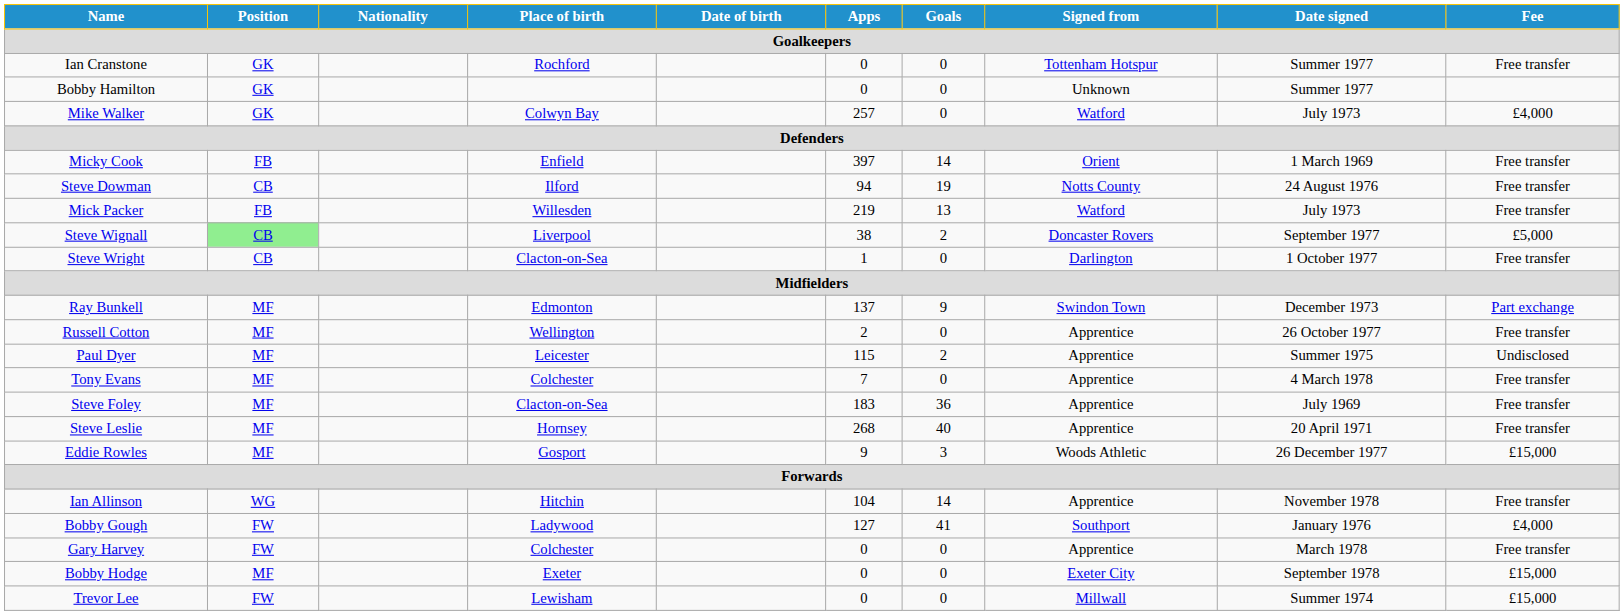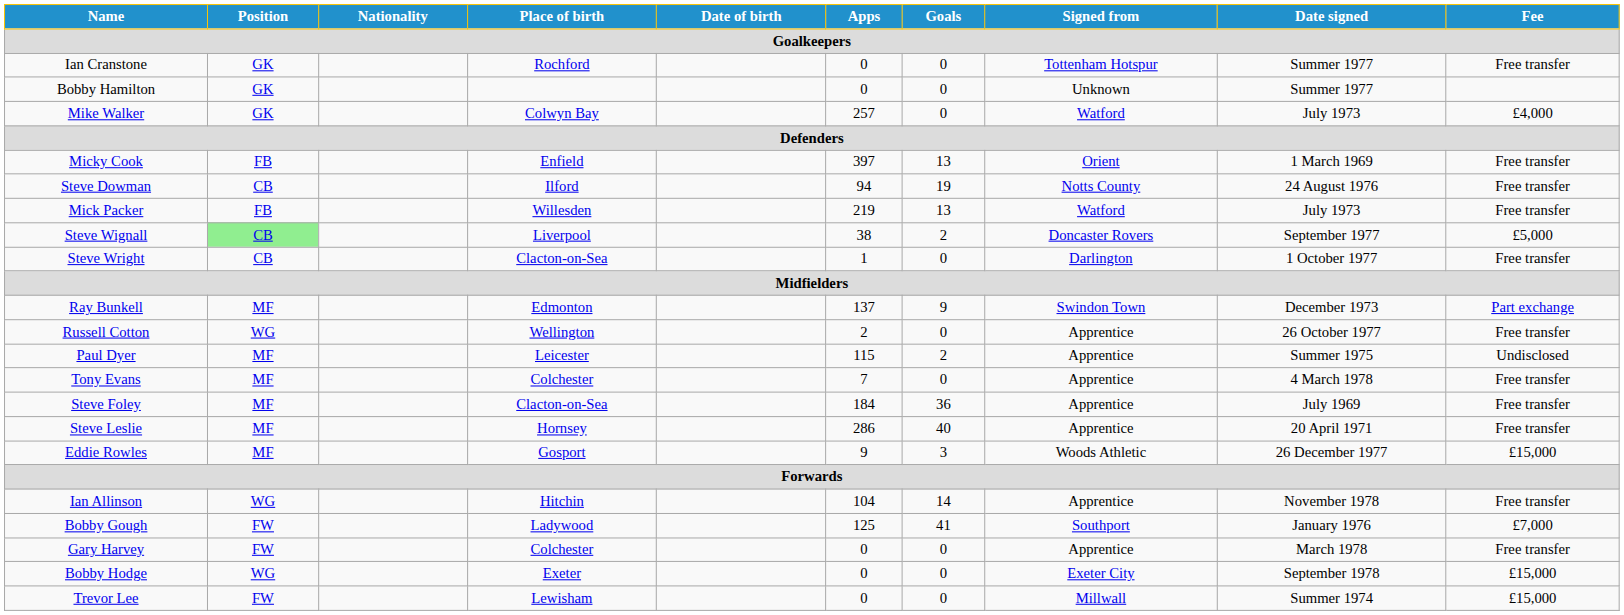(943, 162) 14 -> (943, 162) 13
(263, 331) MF -> (263, 331) WG
(864, 404) 183 -> (864, 404) 184
(864, 428) 268 -> (864, 428) 286
(864, 525) 127 -> (864, 525) 125
(1533, 525) £4,000 -> (1533, 525) £7,000
(263, 574) MF -> (263, 574) WG
